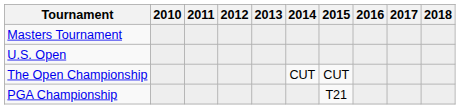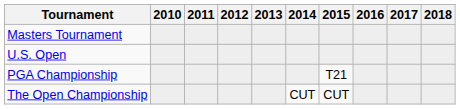rows swapped: (77, 75) <-> (62, 94)
